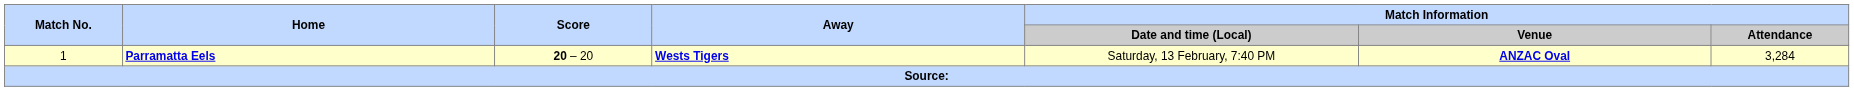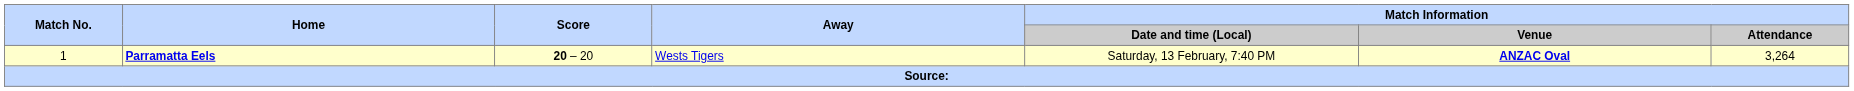(692, 56) bold -> (689, 56) normal
(1780, 56) 3,284 -> (1780, 56) 3,264
